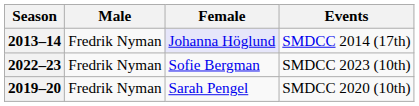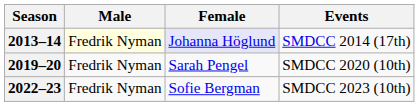(115, 40) no background -> (115, 40) lightyellow background
rows swapped: (35, 88) <-> (35, 64)
